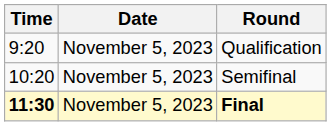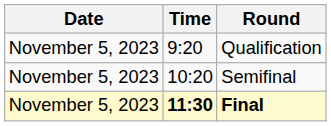columns swapped: (138, 18) <-> (32, 18)
